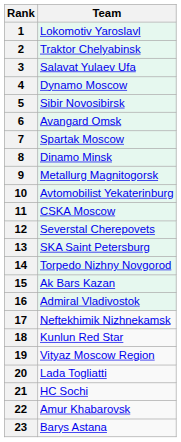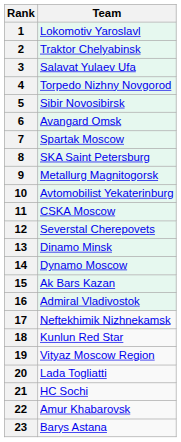(84, 85) Dynamo Moscow -> (106, 85) Torpedo Nizhny Novgorod
(76, 157) Dinamo Minsk -> (95, 157) SKA Saint Petersburg
(95, 247) SKA Saint Petersburg -> (76, 247) Dinamo Minsk
(106, 265) Torpedo Nizhny Novgorod -> (84, 265) Dynamo Moscow
